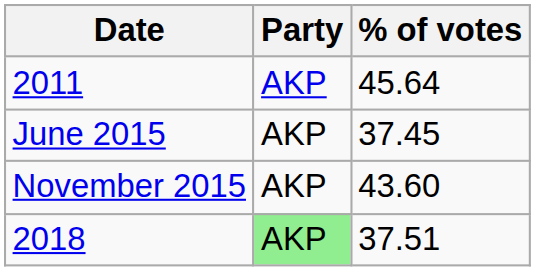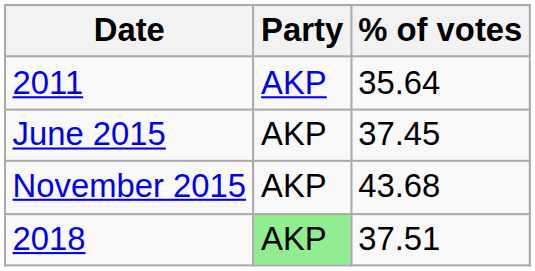(399, 82) 45.64 -> (399, 82) 35.64
(399, 186) 43.60 -> (399, 186) 43.68
